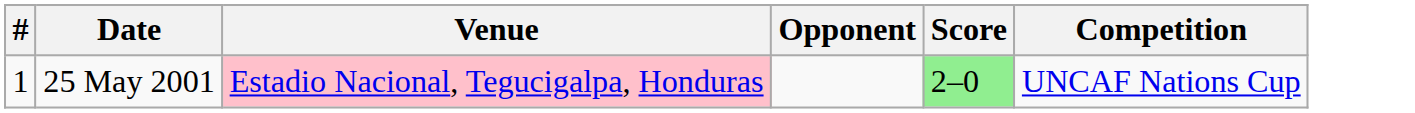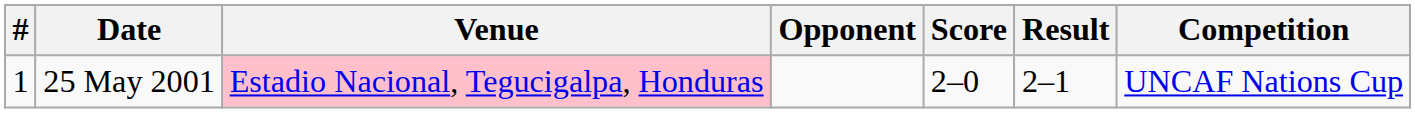+ column: (1066, 30)
(955, 81) lightgreen background -> (955, 81) no background
